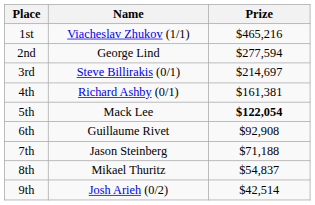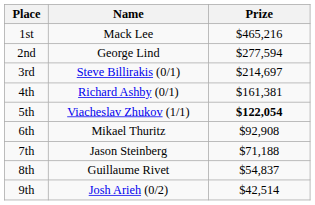(128, 33) Viacheslav Zhukov (1/1) -> (128, 33) Mack Lee
(128, 111) Mack Lee -> (128, 111) Viacheslav Zhukov (1/1)
(128, 131) Guillaume Rivet -> (128, 131) Mikael Thuritz
(128, 170) Mikael Thuritz -> (128, 170) Guillaume Rivet
